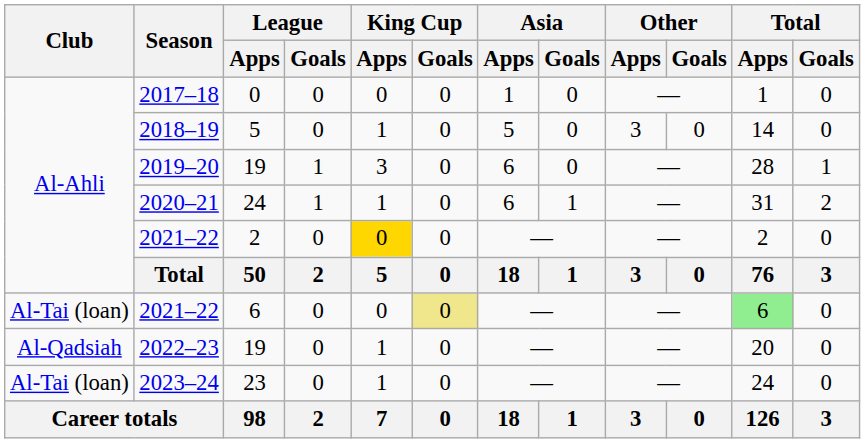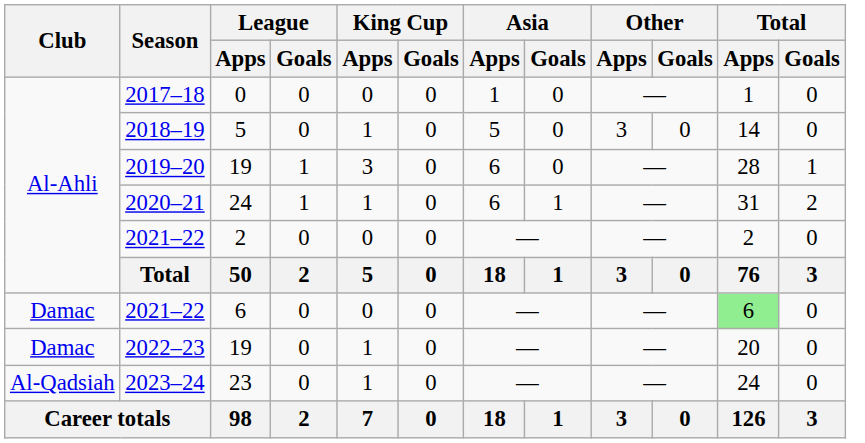(382, 238) gold background -> (367, 238) no background
(69, 310) Al-Tai (loan) -> (62, 310) Damac
(445, 310) khaki background -> (431, 310) no background
(69, 346) Al-Qadsiah -> (62, 346) Damac
(69, 382) Al-Tai (loan) -> (62, 382) Al-Qadsiah
